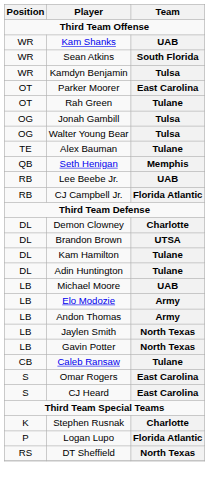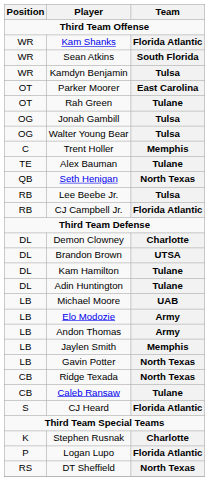(168, 42) UAB -> (168, 42) Florida Atlantic
+ row: (89, 149)
(168, 164) Memphis -> (168, 179) North Texas
(168, 179) UAB -> (168, 194) Tulsa
(168, 331) North Texas -> (168, 347) Memphis
+ row: (89, 377)
- row: (89, 377)
(168, 392) East Carolina -> (168, 407) Florida Atlantic
